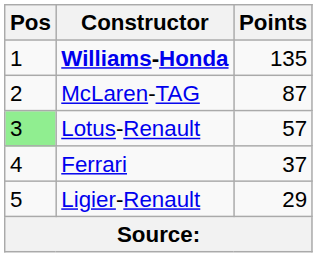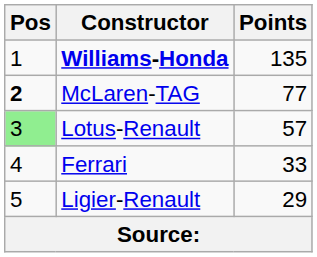(16, 93) normal -> (16, 93) bold
(295, 93) 87 -> (295, 93) 77
(295, 164) 37 -> (295, 164) 33
